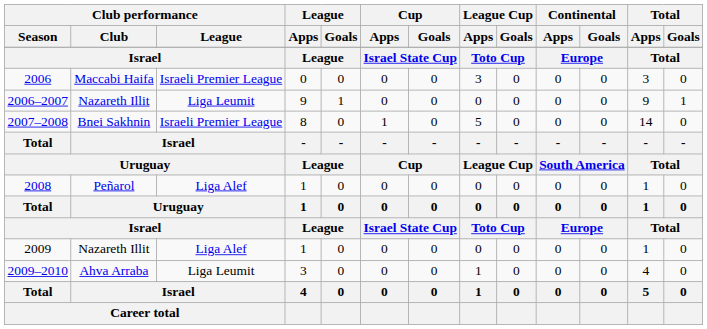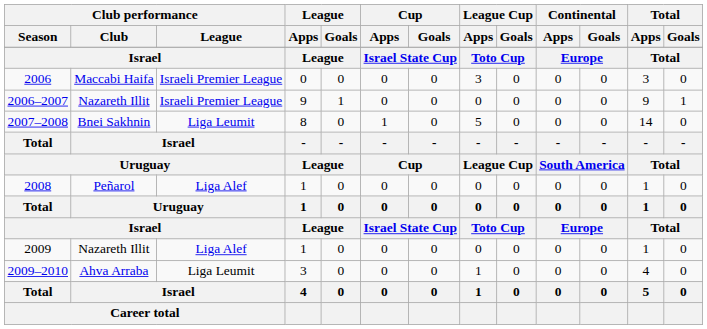(221, 100) Liga Leumit -> (221, 100) Israeli Premier League
(221, 121) Israeli Premier League -> (221, 121) Liga Leumit
